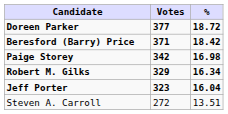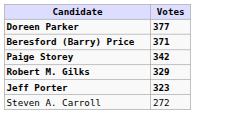- column: (207, 12)
